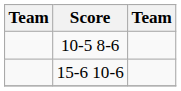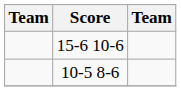rows swapped: (90, 72) <-> (90, 45)
